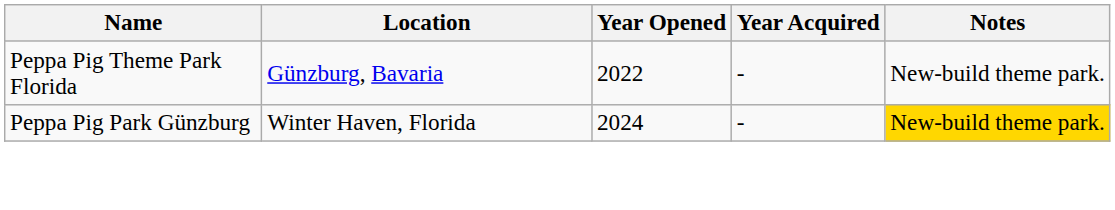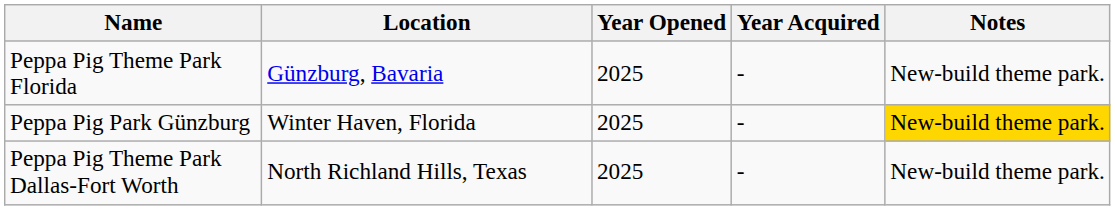(620, 72) 2022 -> (620, 72) 2025
(620, 122) 2024 -> (620, 122) 2025
+ row: (116, 172)
